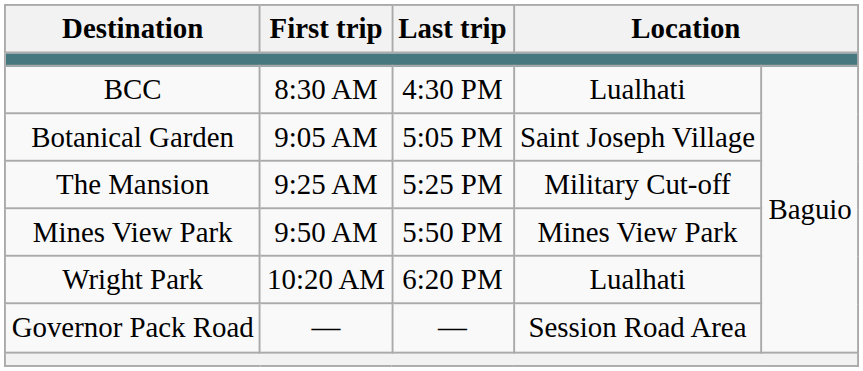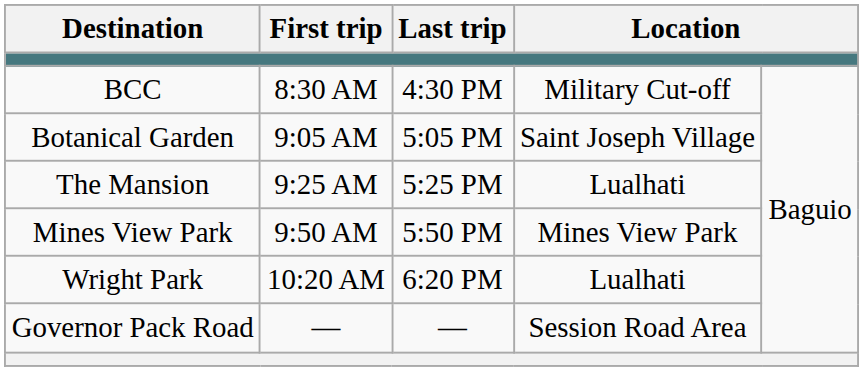(637, 89) Lualhati -> (637, 89) Military Cut-off
(637, 184) Military Cut-off -> (637, 184) Lualhati
